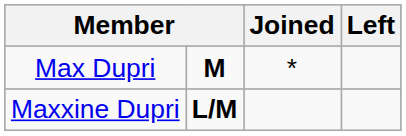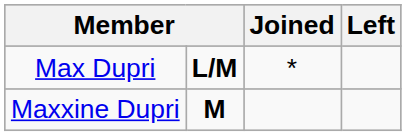(215, 67) M -> (215, 67) L/M
(215, 109) L/M -> (215, 109) M
